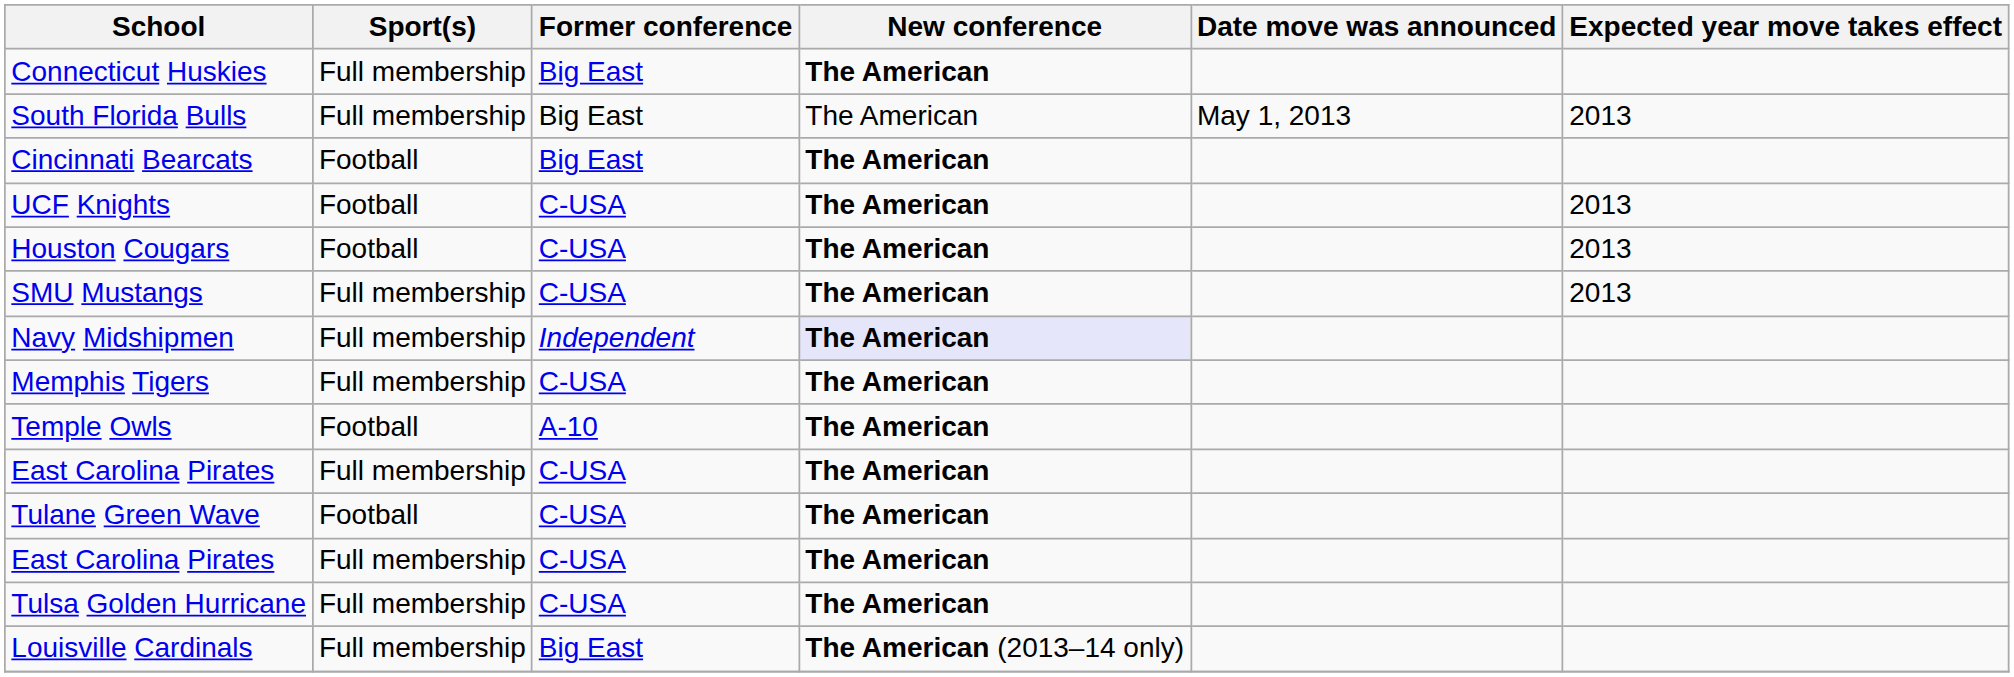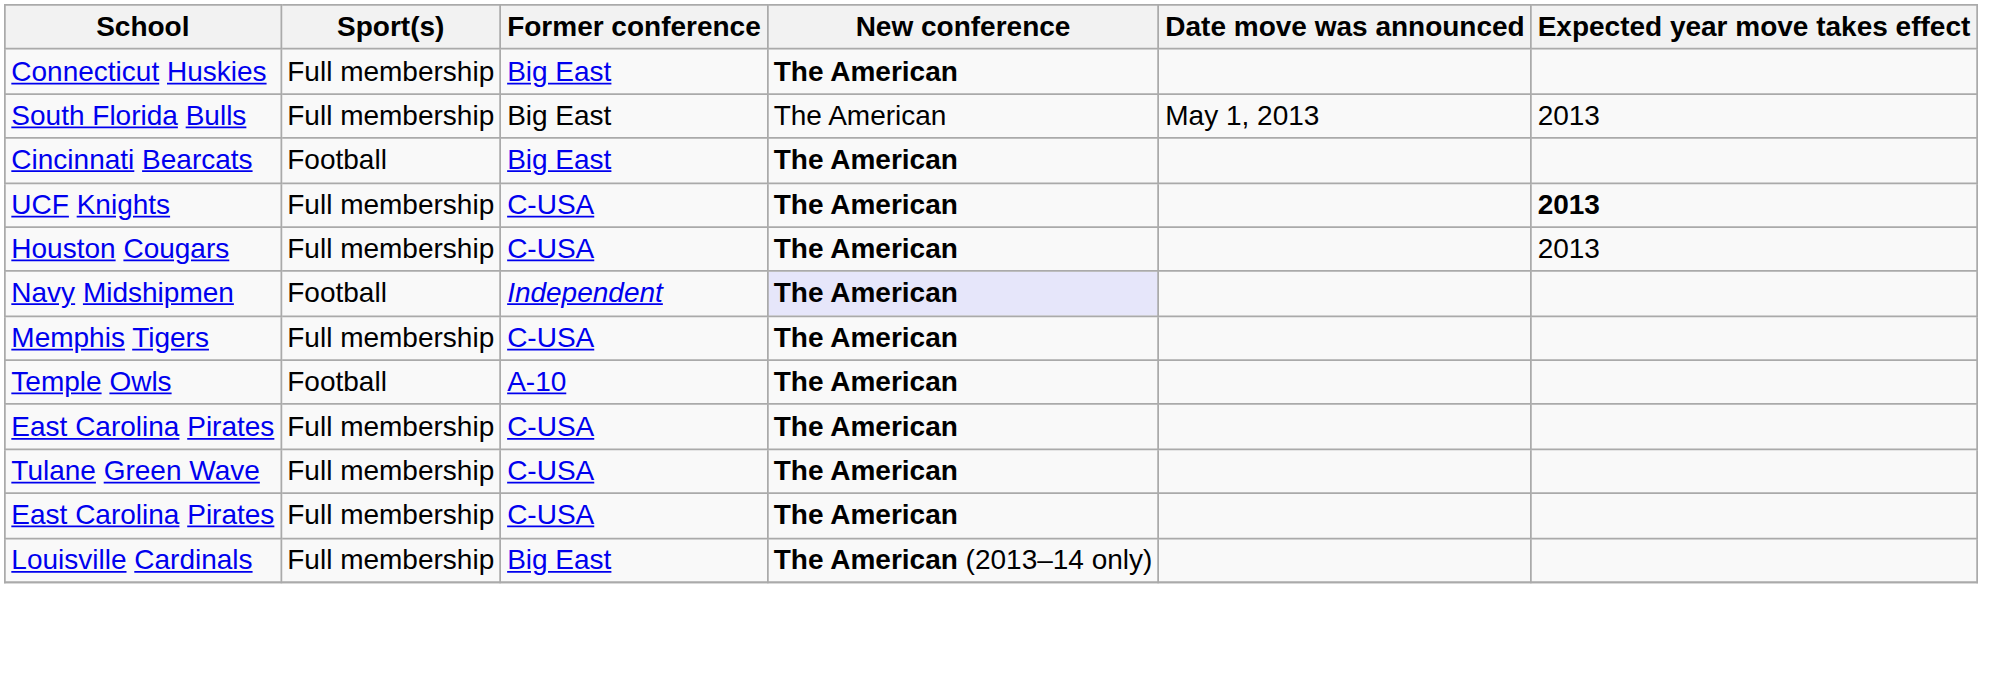(369, 204) Football -> (391, 204) Full membership
(1600, 204) normal -> (1569, 204) bold
(369, 248) Football -> (391, 248) Full membership
- row: (107, 293)
(422, 337) Full membership -> (337, 293) Football
(369, 515) Football -> (391, 470) Full membership
- row: (159, 603)
